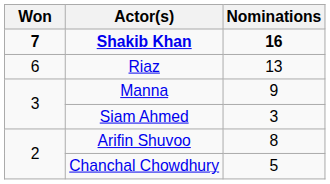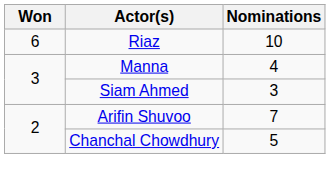- row: (144, 41)
(274, 66) 13 -> (274, 41) 10
(274, 91) 9 -> (274, 66) 4
(274, 141) 8 -> (274, 116) 7
